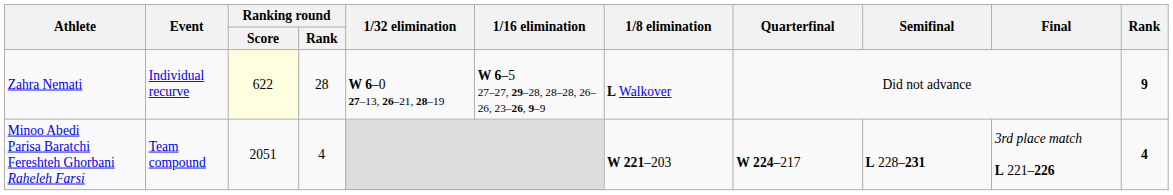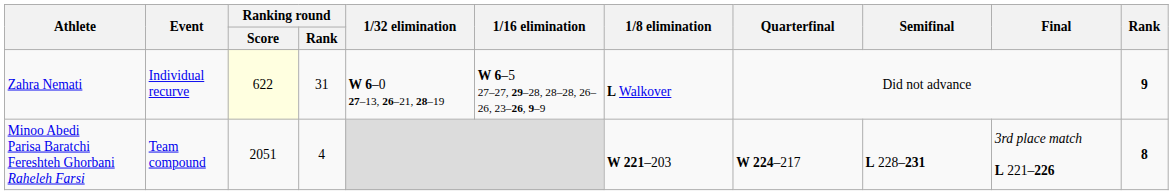(322, 84) 28 -> (322, 84) 31
(1144, 154) 4 -> (1144, 154) 8
